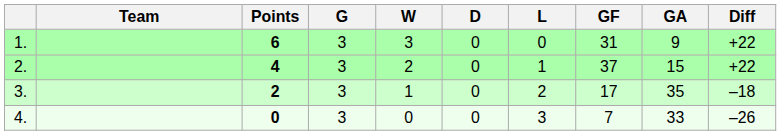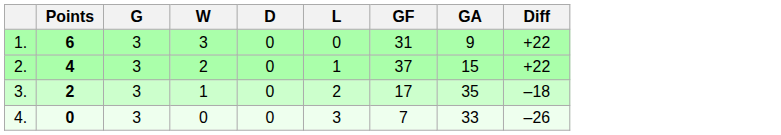- column: (139, 17)
